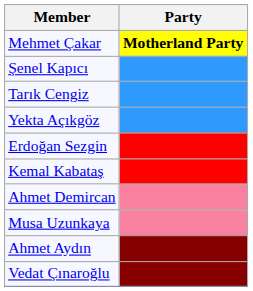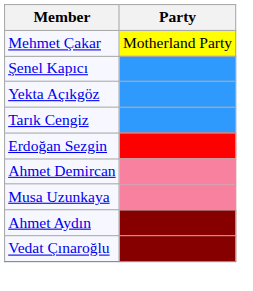(183, 43) bold -> (178, 43) normal
rows swapped: (48, 94) <-> (54, 120)
- row: (56, 171)
